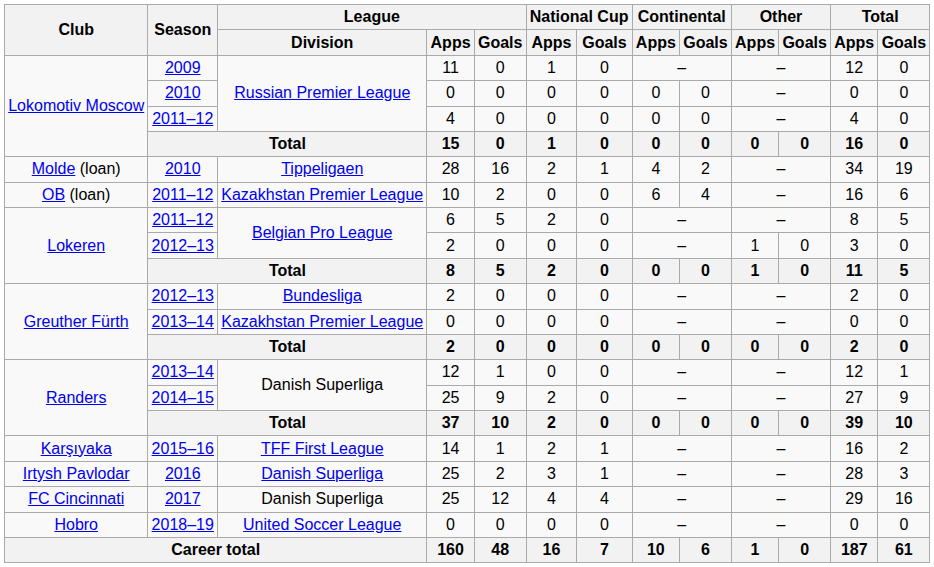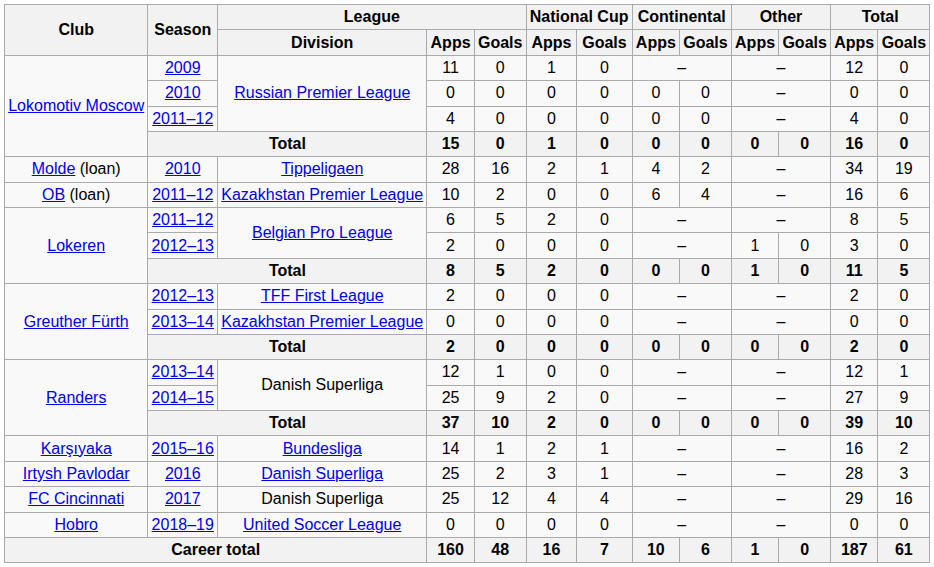(322, 296) Bundesliga -> (322, 296) TFF First League
(322, 448) TFF First League -> (322, 448) Bundesliga
